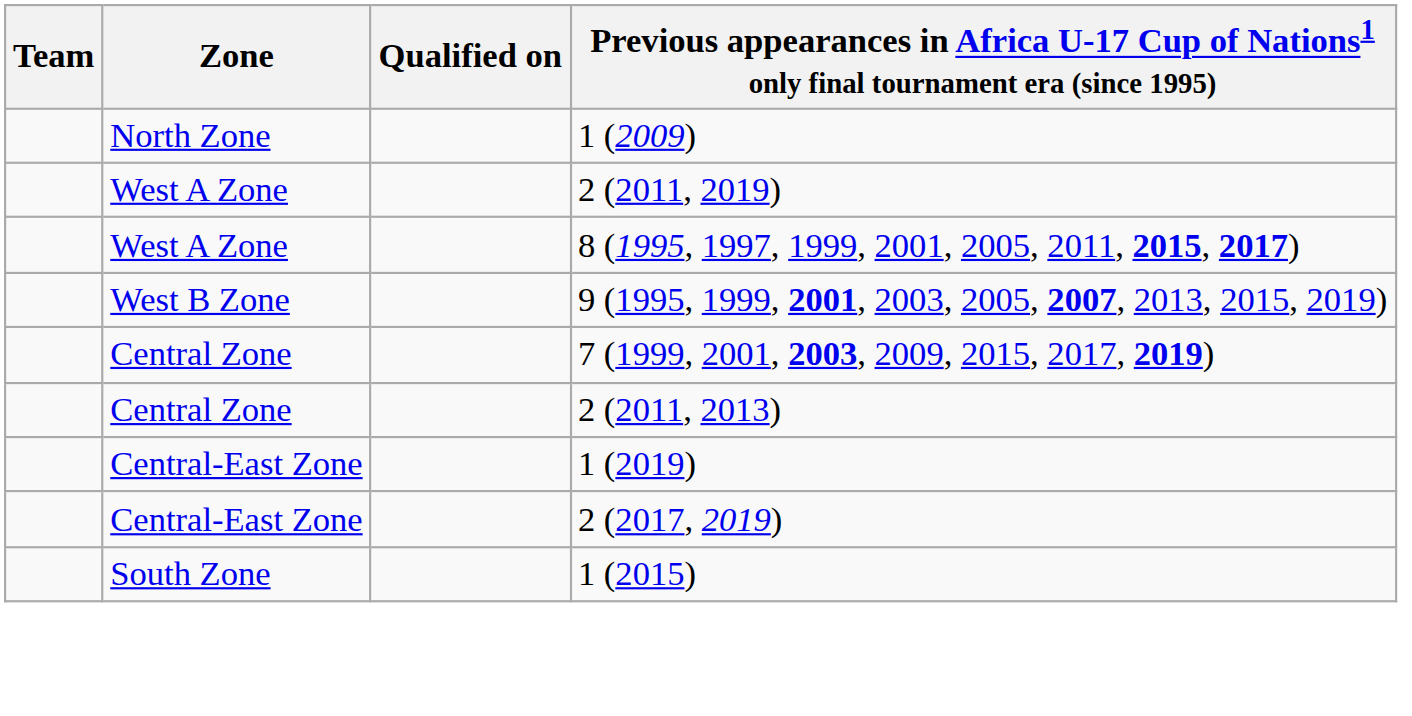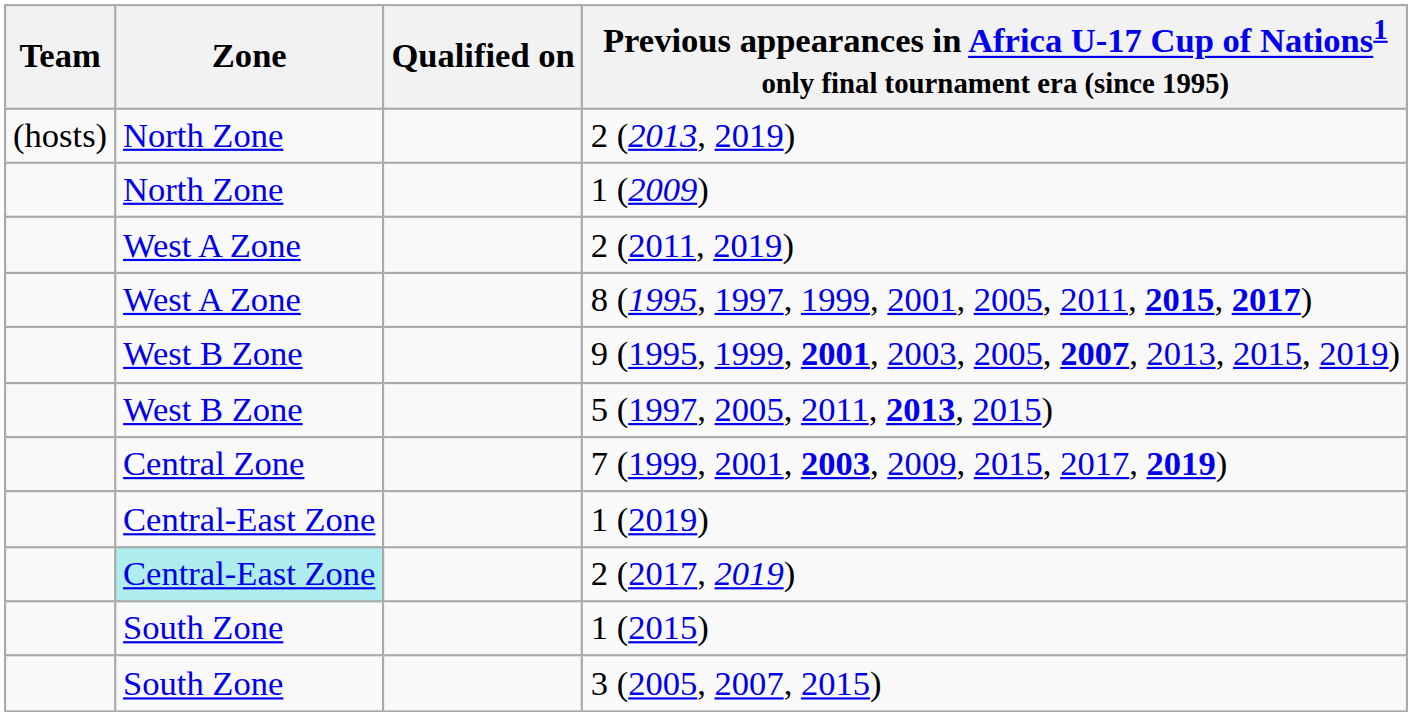+ row: (693, 134)
+ row: (822, 408)
- row: (680, 408)
(236, 518) no background -> (249, 573) paleturquoise background
+ row: (736, 683)
